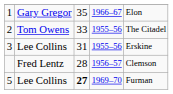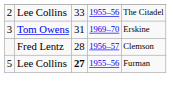- row: (9, 13)
(43, 30) Tom Owens -> (42, 13) Lee Collins
(42, 47) Lee Collins -> (43, 30) Tom Owens
(107, 47) 1955–56 -> (104, 30) 1969–70
(107, 81) 1969–70 -> (104, 64) 1955–56
